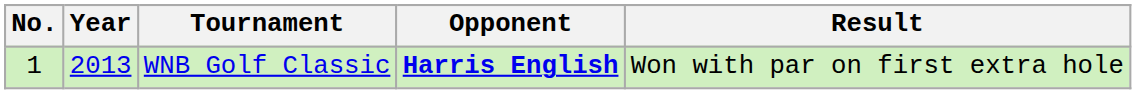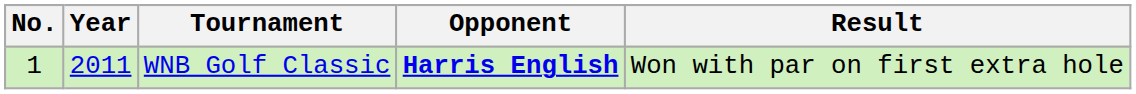(101, 68) 2013 -> (101, 68) 2011
